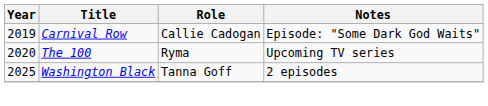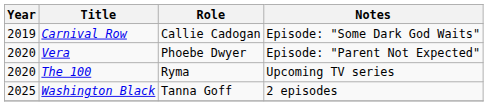+ row: (56, 53)
